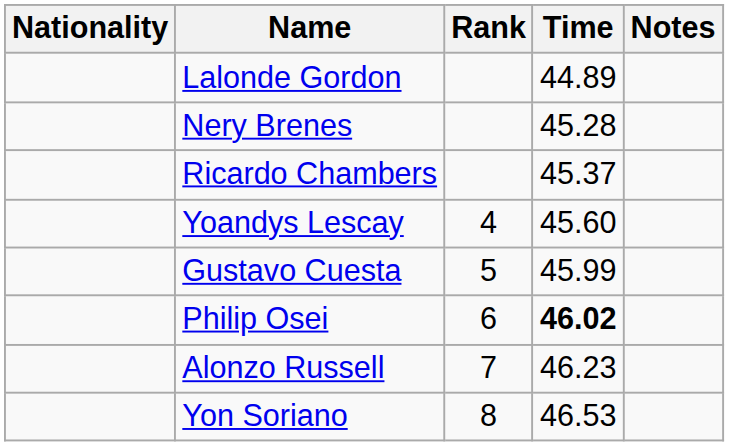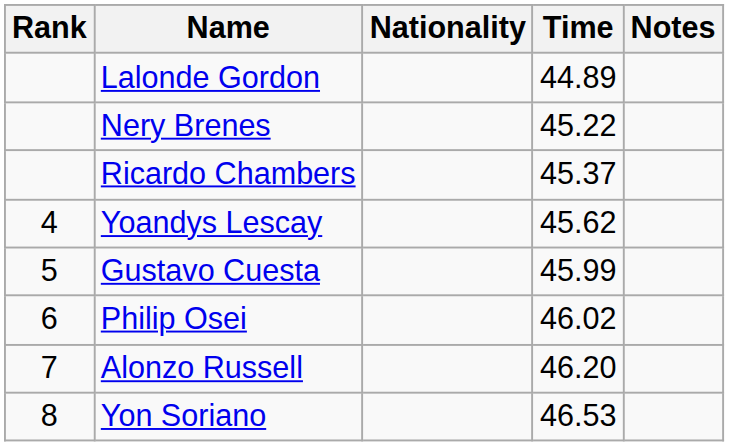columns swapped: (489, 28) <-> (90, 28)
(578, 125) 45.28 -> (578, 125) 45.22
(578, 222) 45.60 -> (578, 222) 45.62
(578, 319) bold -> (578, 319) normal
(578, 367) 46.23 -> (578, 367) 46.20
